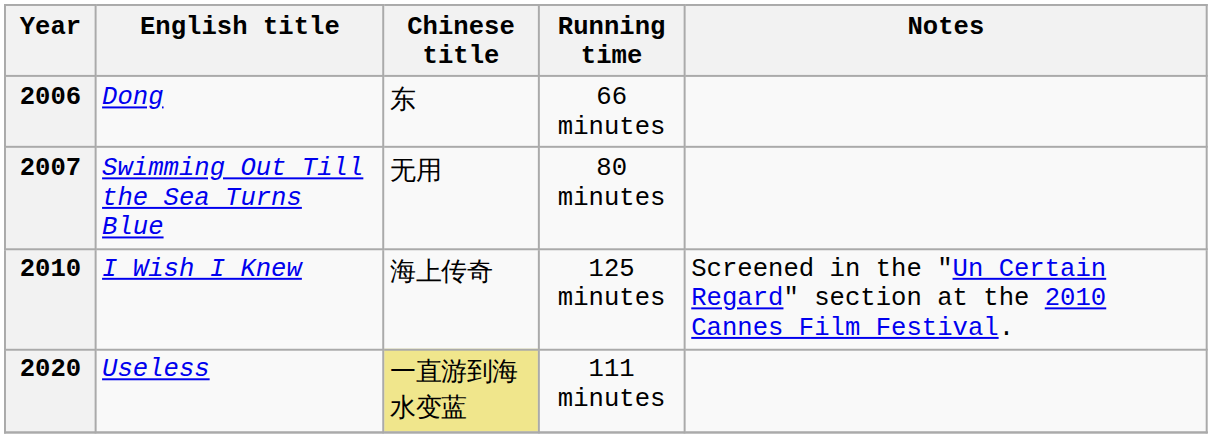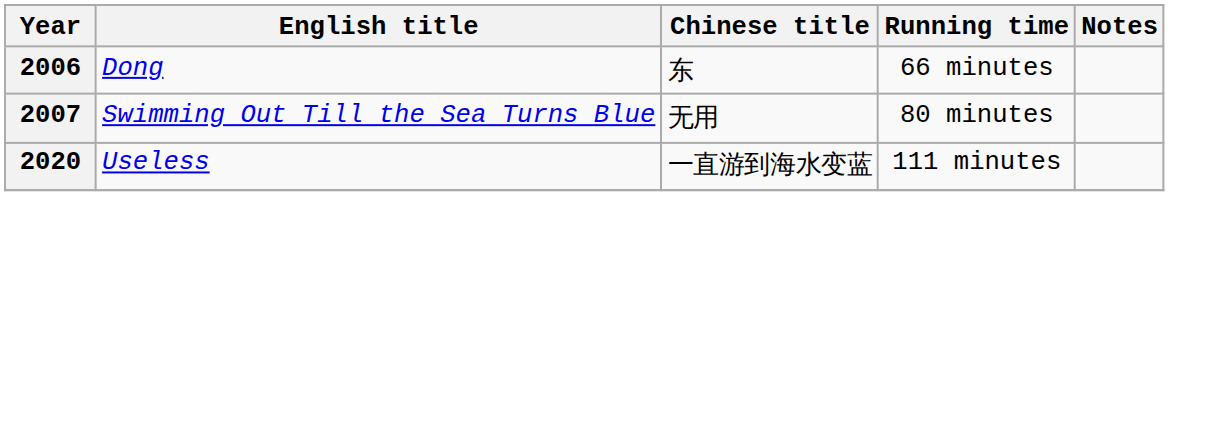- row: (50, 269)
(454, 392) khaki background -> (770, 167) no background
